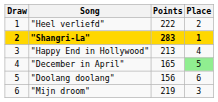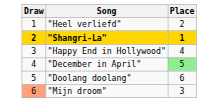- column: (168, 11)
(17, 91) no background -> (34, 91) lightsalmon background
